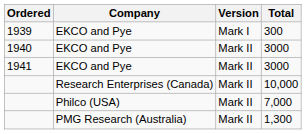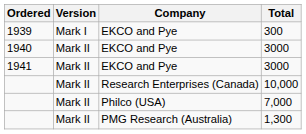columns swapped: (134, 13) <-> (239, 13)
